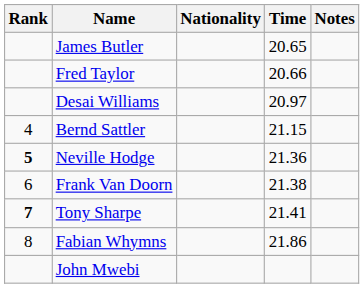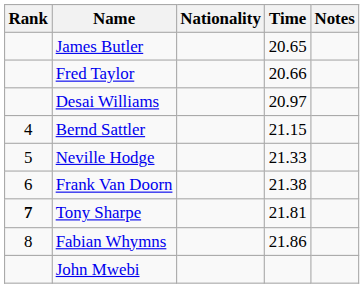(28, 157) bold -> (28, 157) normal
(288, 157) 21.36 -> (288, 157) 21.33
(288, 213) 21.41 -> (288, 213) 21.81
